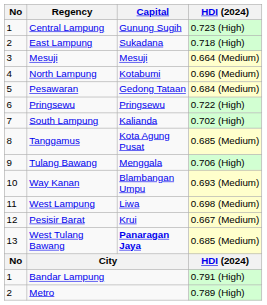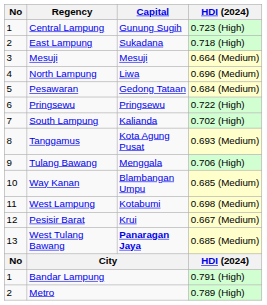(140, 74) Kotabumi -> (129, 74) Liwa
(225, 141) 0.685 (Medium) -> (225, 141) 0.693 (Medium)
(225, 183) 0.693 (Medium) -> (225, 183) 0.685 (Medium)
(129, 204) Liwa -> (140, 204) Kotabumi
